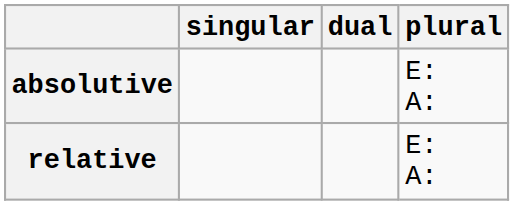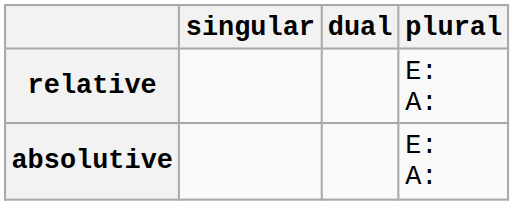rows swapped: (92, 86) <-> (92, 161)
